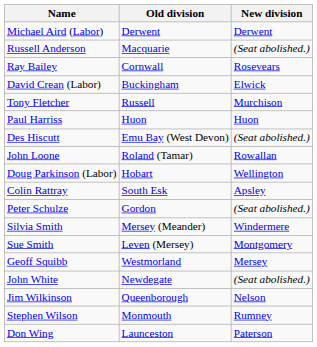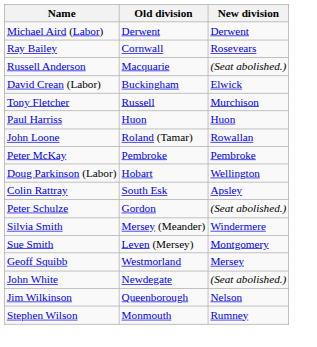rows swapped: (46, 48) <-> (32, 66)
- row: (33, 137)
+ row: (37, 155)
- row: (30, 333)
